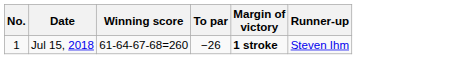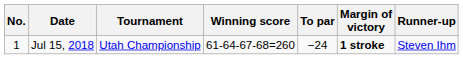+ column: (150, 20)
(211, 45) −26 -> (318, 45) −24
